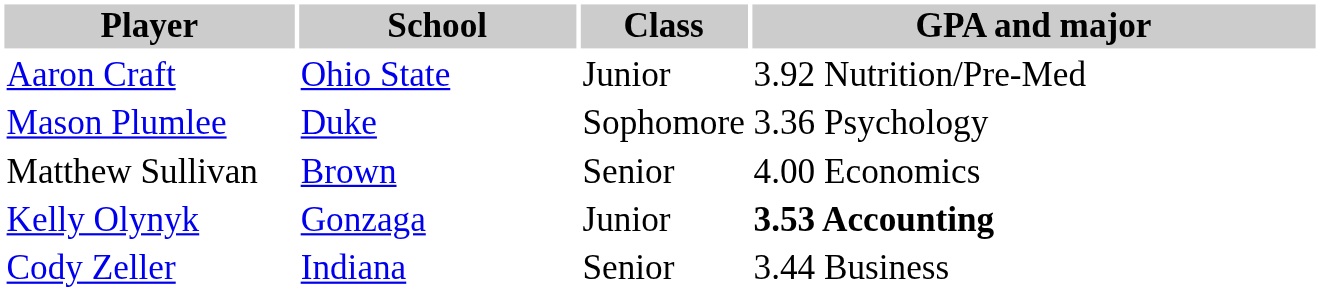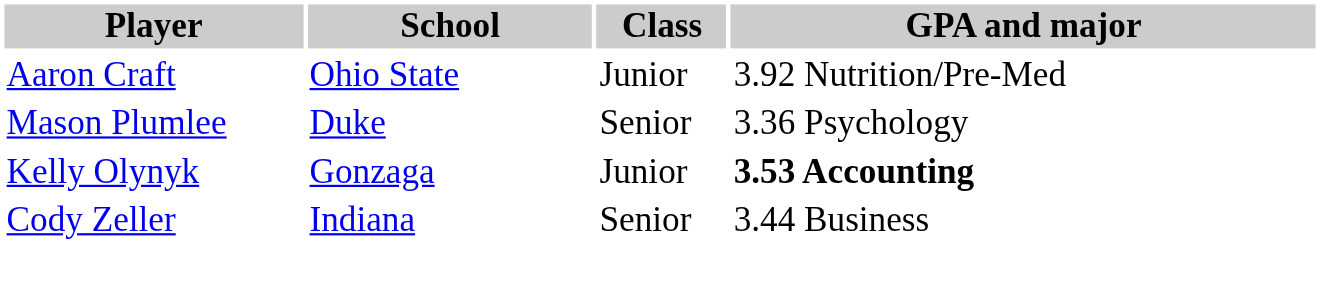(664, 122) Sophomore -> (645, 122) Senior
- row: (132, 170)
